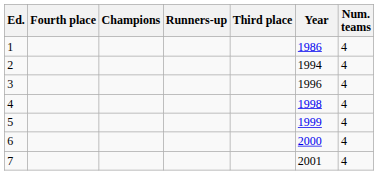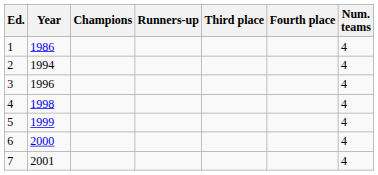columns swapped: (317, 20) <-> (63, 20)
